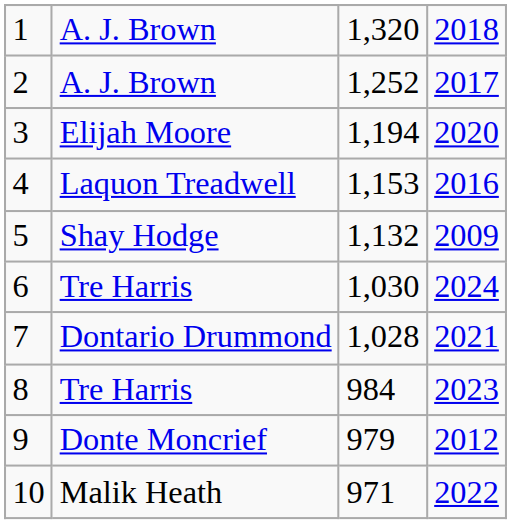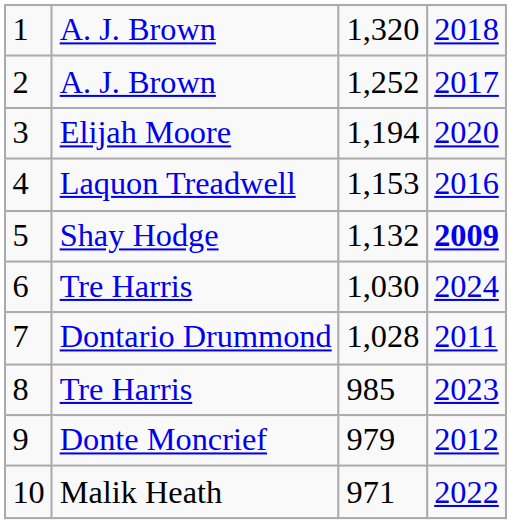(467, 235) normal -> (467, 235) bold
(467, 337) 2021 -> (466, 337) 2011
(371, 388) 984 -> (371, 388) 985
